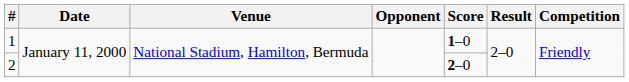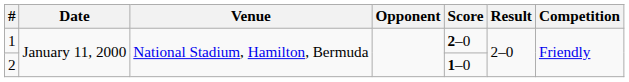(459, 40) 1–0 -> (459, 40) 2–0
(459, 64) 2–0 -> (459, 64) 1–0
